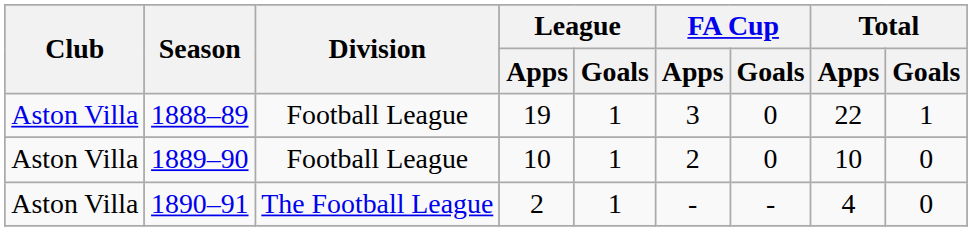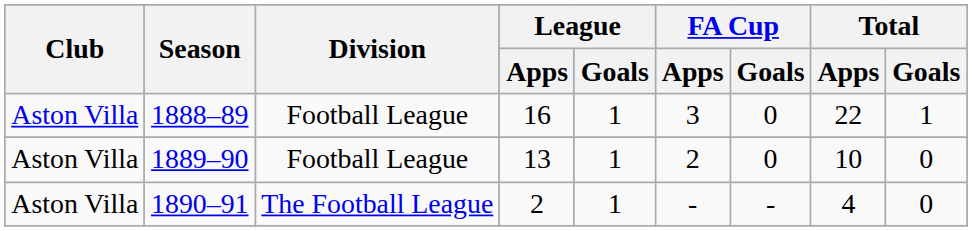(537, 114) 19 -> (537, 114) 16
(537, 159) 10 -> (537, 159) 13
